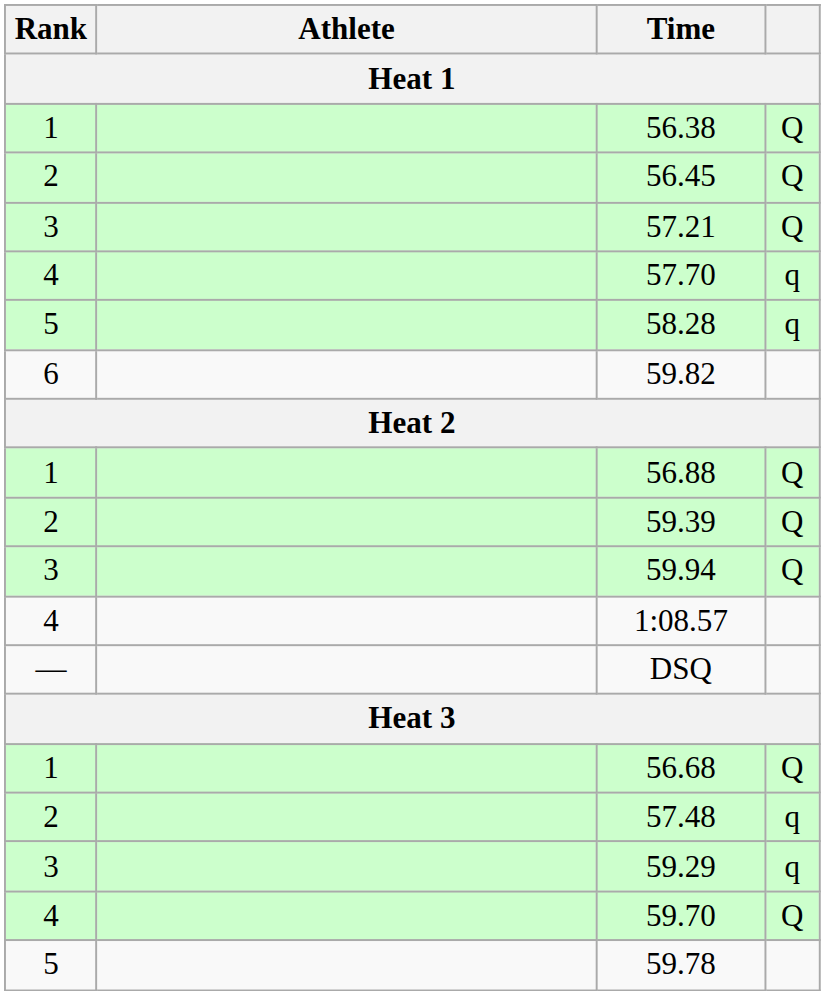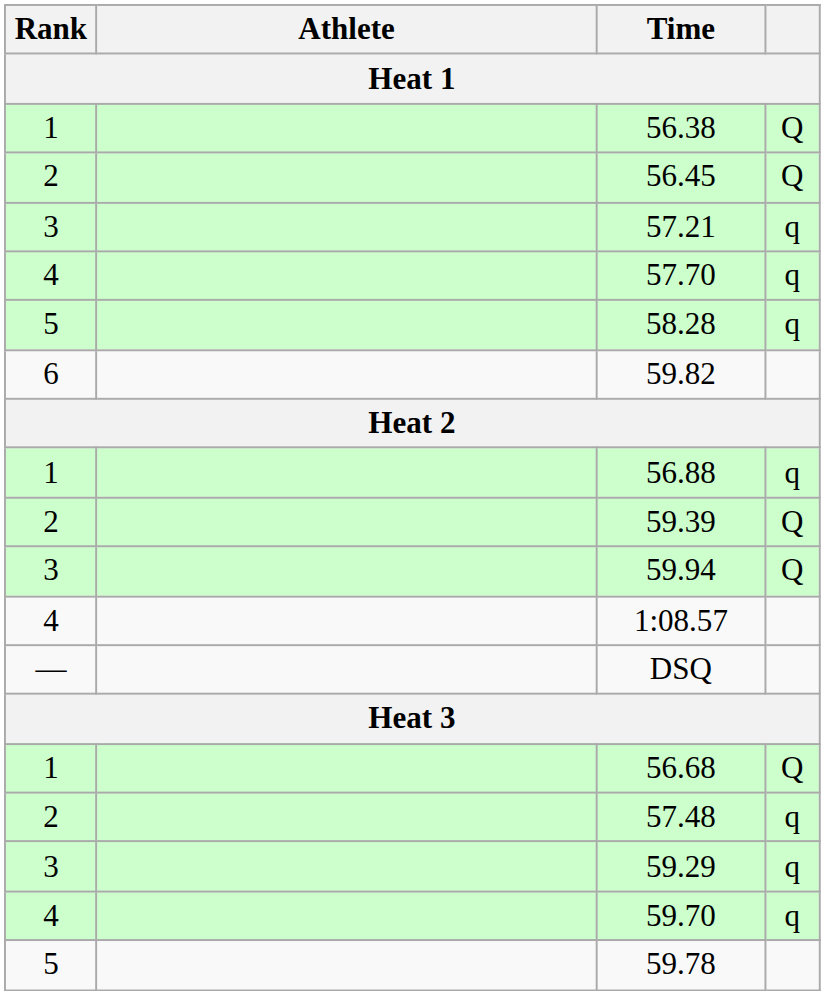(792, 226) Q -> (792, 226) q
(792, 472) Q -> (792, 472) q
(792, 915) Q -> (792, 915) q
